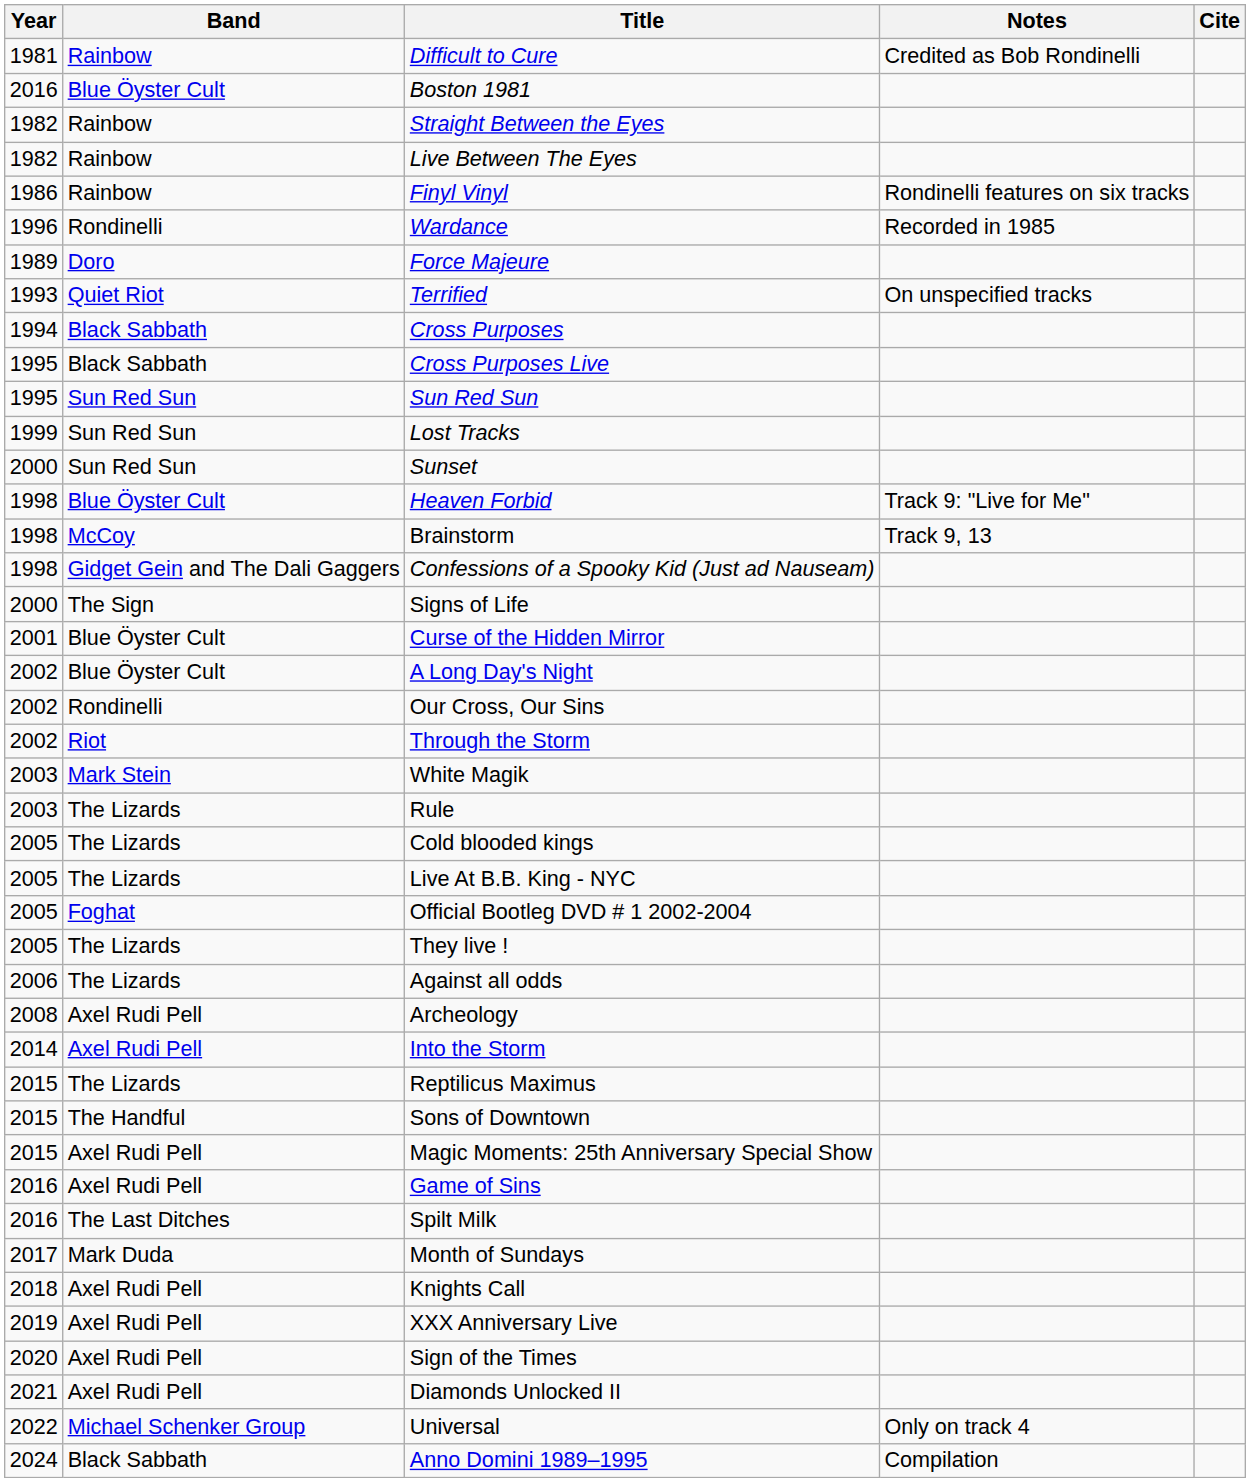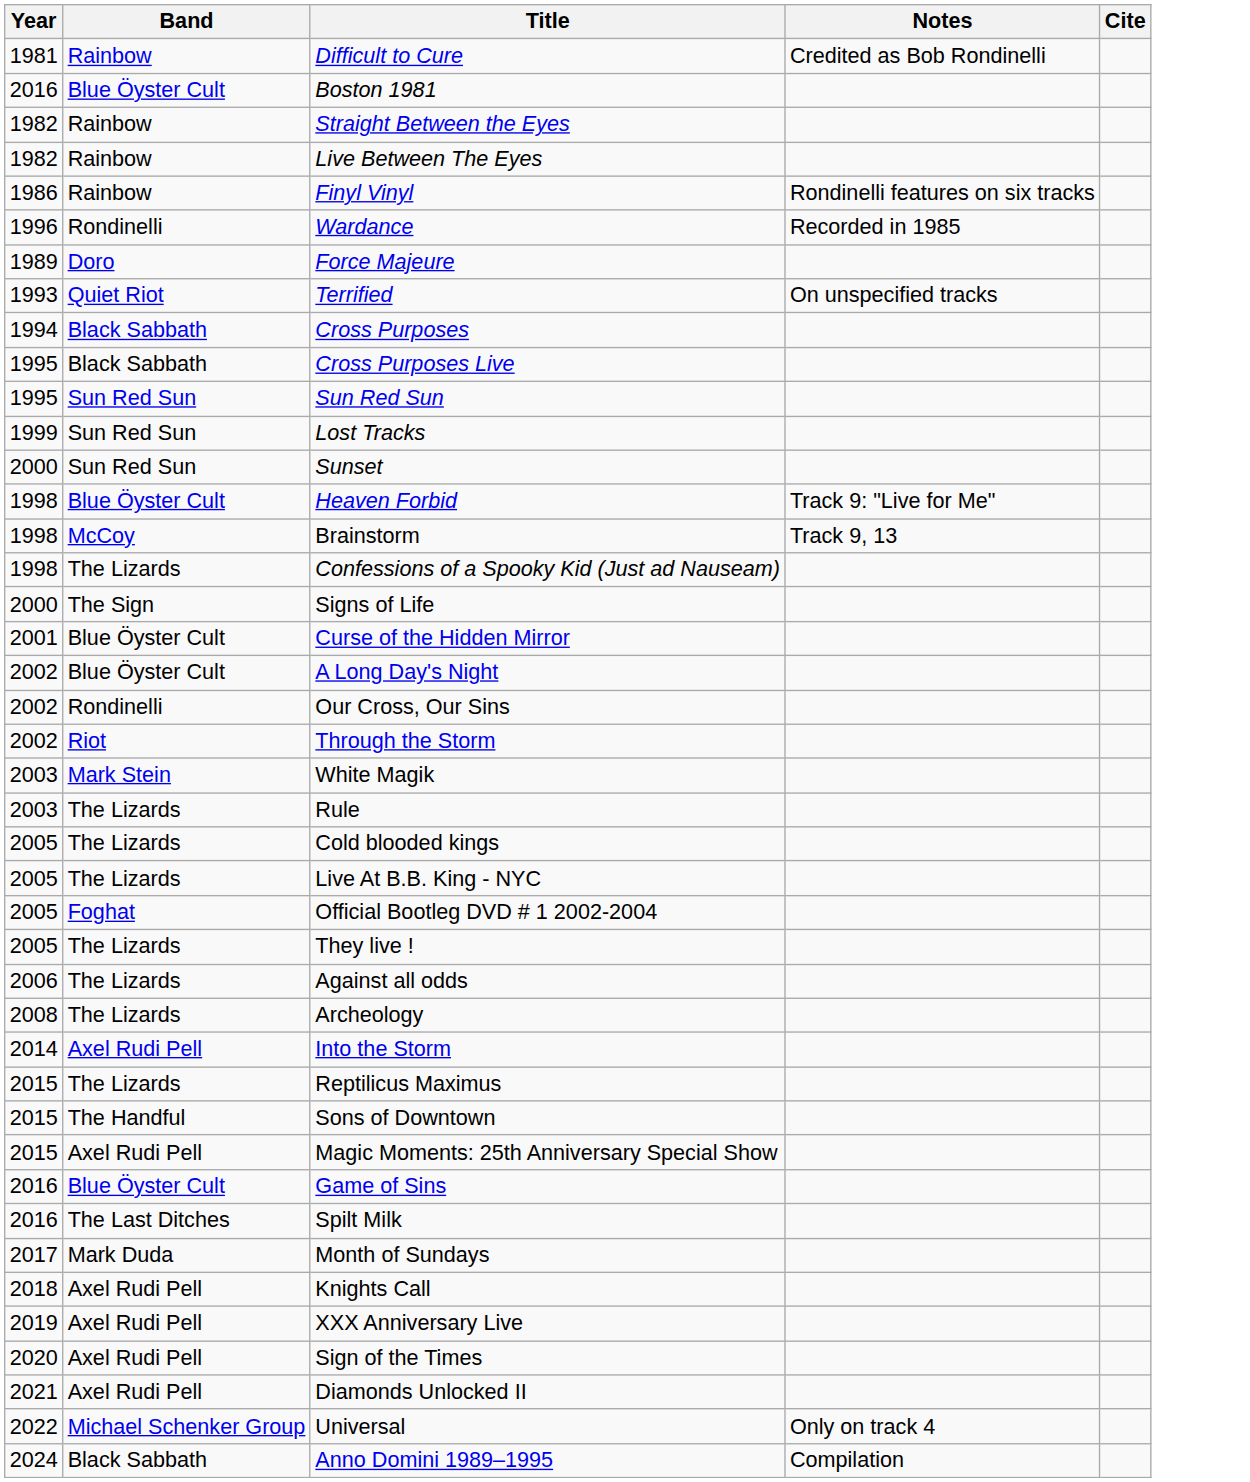(234, 569) Gidget Gein and The Dali Gaggers -> (124, 569) The Lizards
(135, 1015) Axel Rudi Pell -> (124, 1015) The Lizards
(135, 1186) Axel Rudi Pell -> (146, 1186) Blue Öyster Cult
